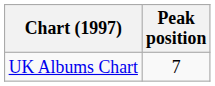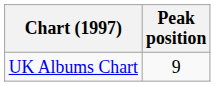(176, 66) 7 -> (176, 66) 9
